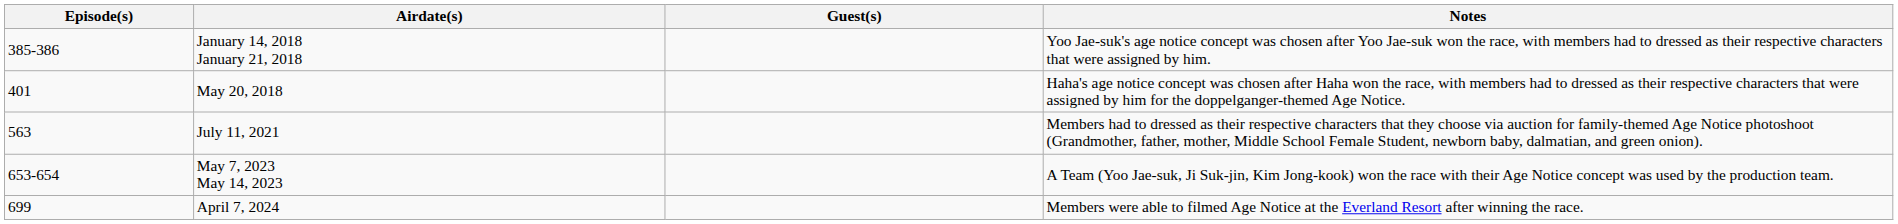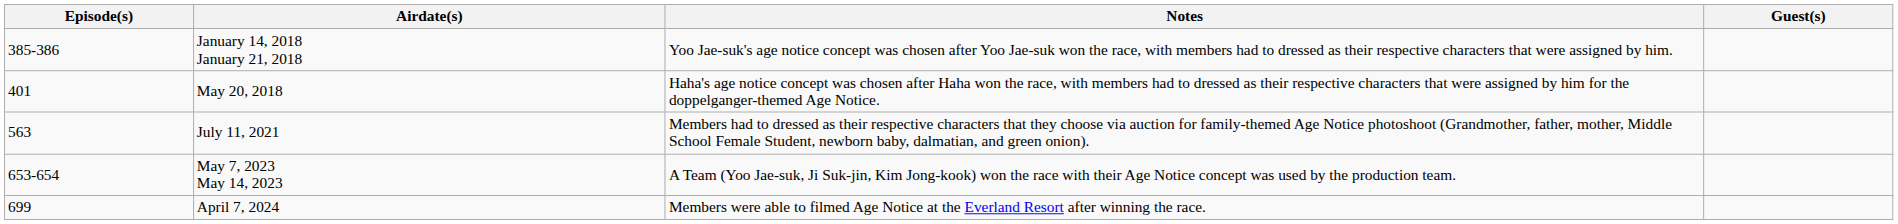columns swapped: (854, 16) <-> (1468, 16)
